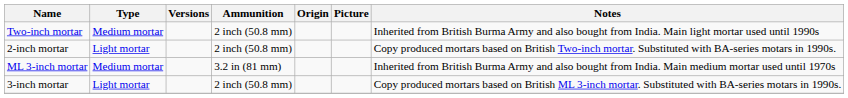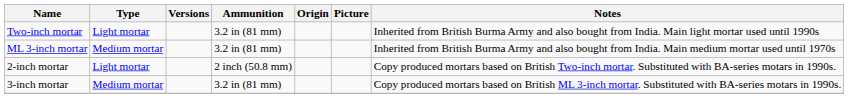(128, 31) Medium mortar -> (121, 31) Light mortar
(253, 31) 2 inch (50.8 mm) -> (248, 31) 3.2 in (81 mm)
rows swapped: (47, 66) <-> (38, 48)
(121, 84) Light mortar -> (128, 84) Medium mortar
(253, 84) 2 inch (50.8 mm) -> (248, 84) 3.2 in (81 mm)
